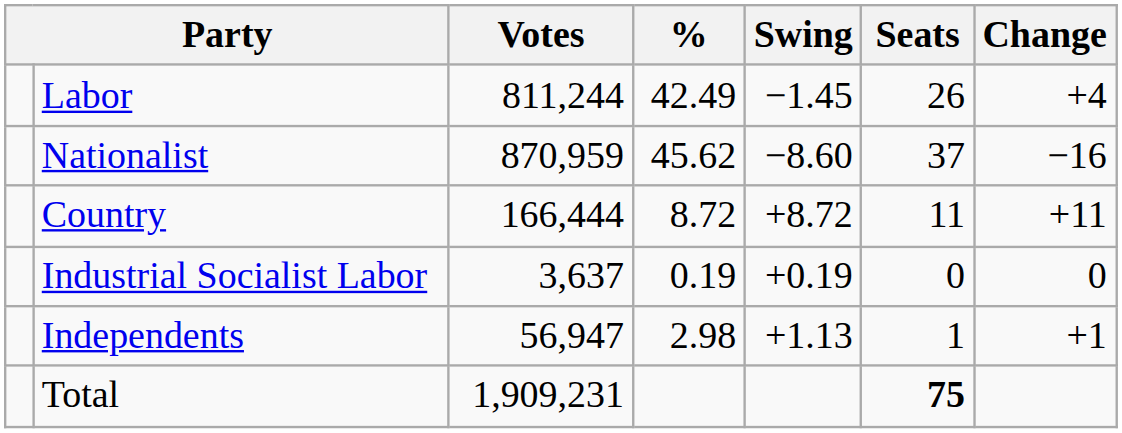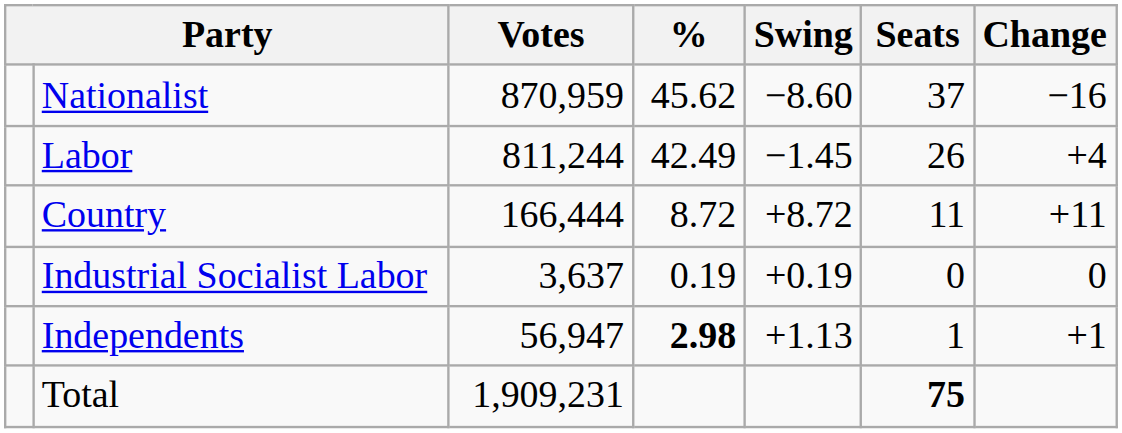rows swapped: (125, 154) <-> (87, 94)
(703, 335) normal -> (703, 335) bold
